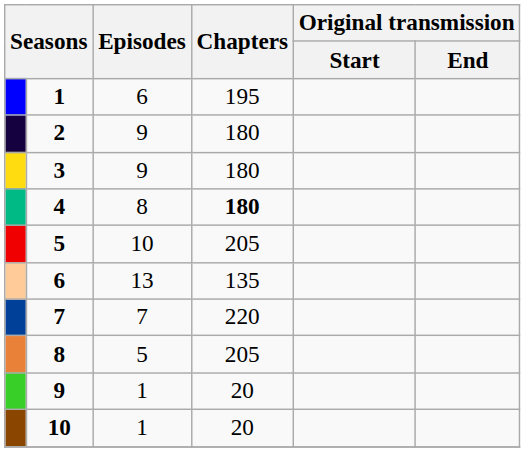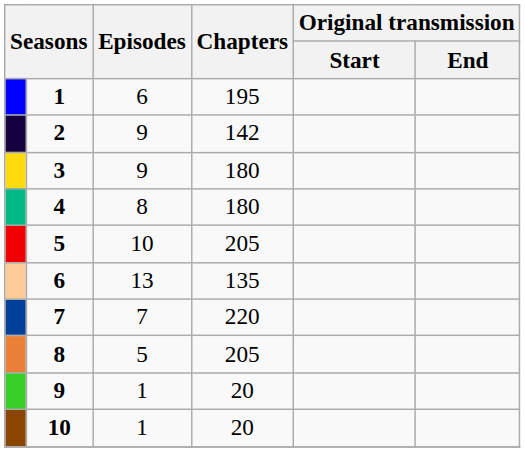(242, 133) 180 -> (242, 133) 142
(242, 206) bold -> (242, 206) normal
